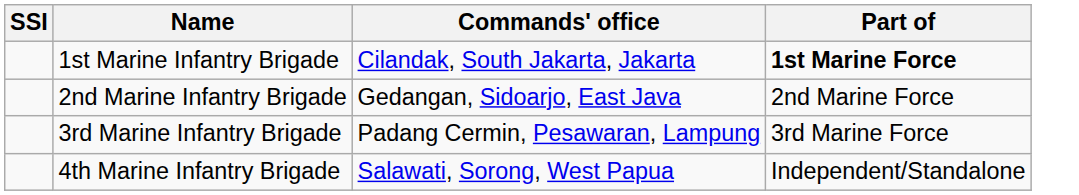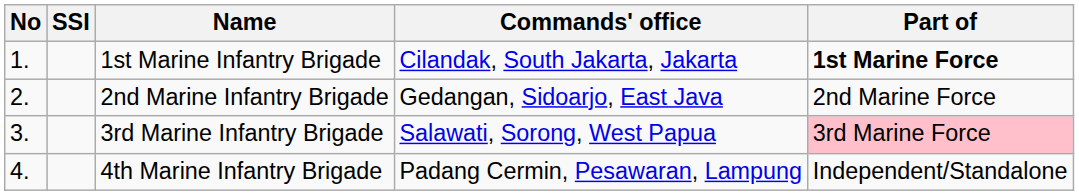+ column: (26, 23)
(559, 134) Padang Cermin, Pesawaran, Lampung -> (558, 134) Salawati, Sorong, West Papua
(860, 134) no background -> (902, 134) pink background
(516, 171) Salawati, Sorong, West Papua -> (601, 171) Padang Cermin, Pesawaran, Lampung
